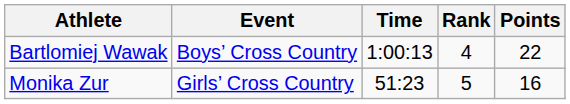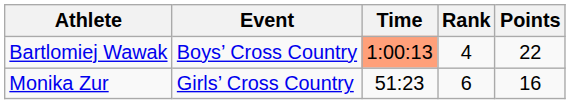(400, 52) no background -> (400, 52) lightsalmon background
(466, 84) 5 -> (466, 84) 6
